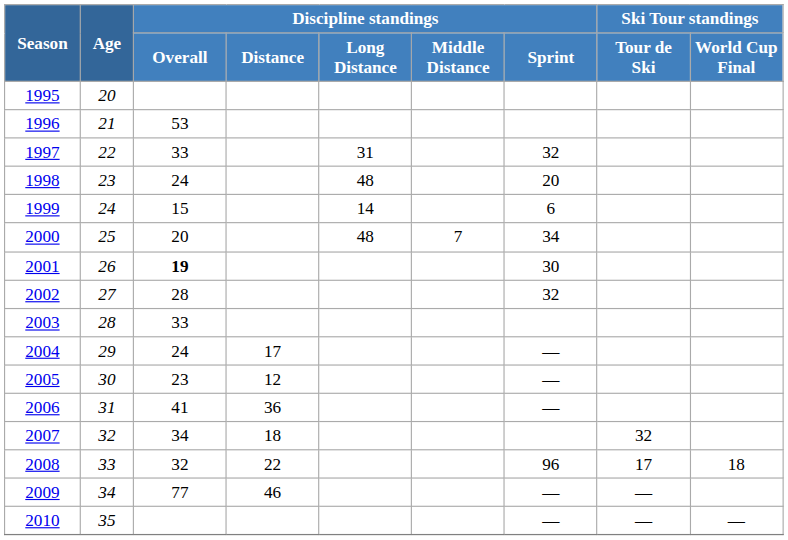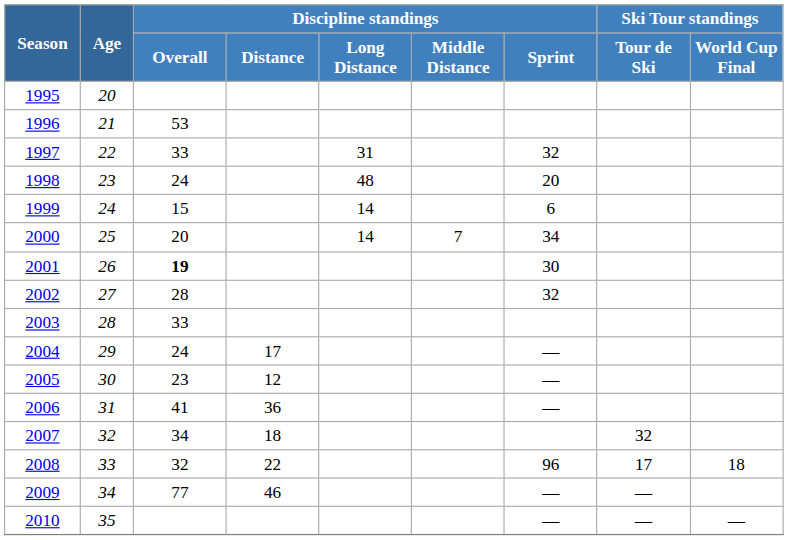(365, 237) 48 -> (365, 237) 14
